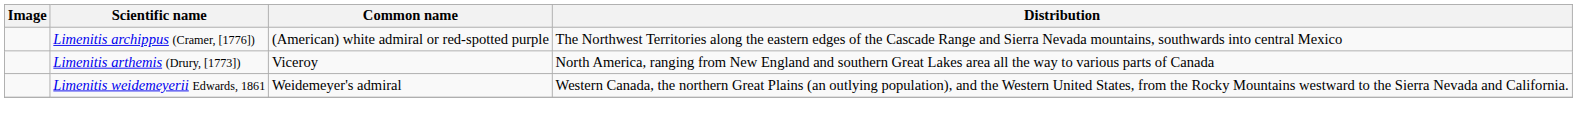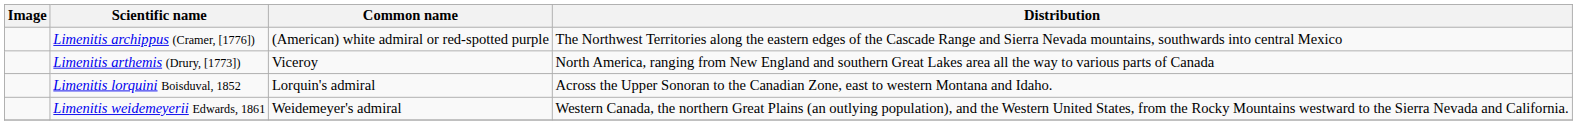+ row: (147, 85)
